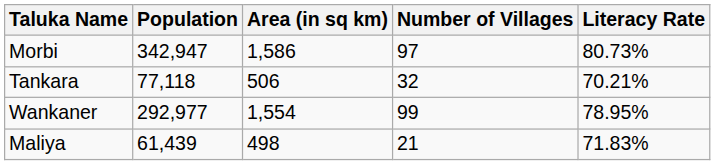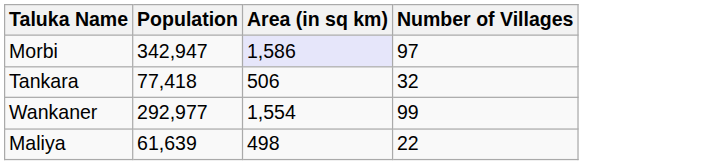- column: (644, 19)
(271, 50) no background -> (271, 50) lavender background
(166, 81) 77,118 -> (167, 81) 77,418
(167, 143) 61,439 -> (167, 143) 61,639
(408, 143) 21 -> (408, 143) 22
